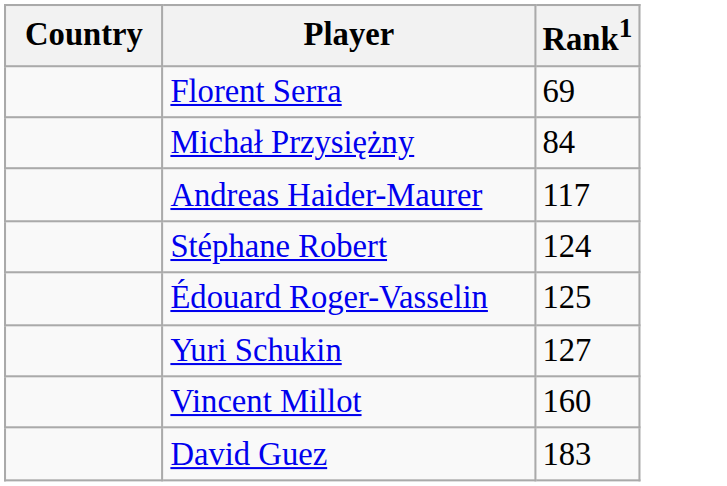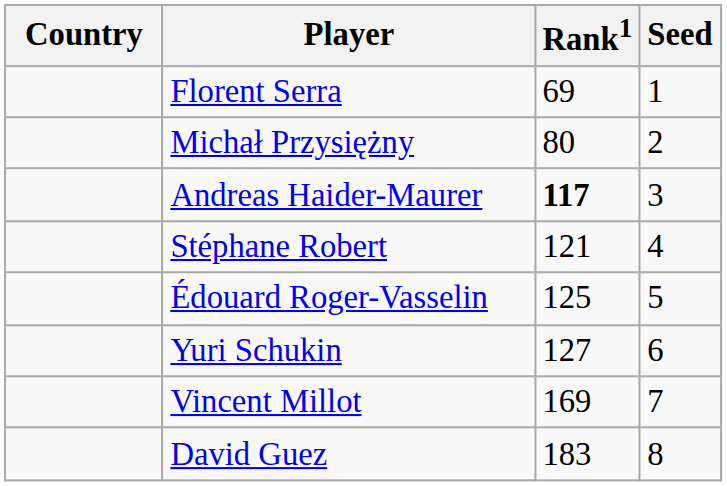+ column: (680, 34)
(559, 142) 84 -> (559, 142) 80
(566, 194) normal -> (566, 194) bold
(567, 246) 124 -> (567, 246) 121
(567, 401) 160 -> (567, 401) 169
